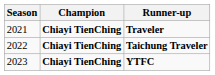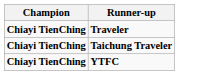- column: (22, 12)
